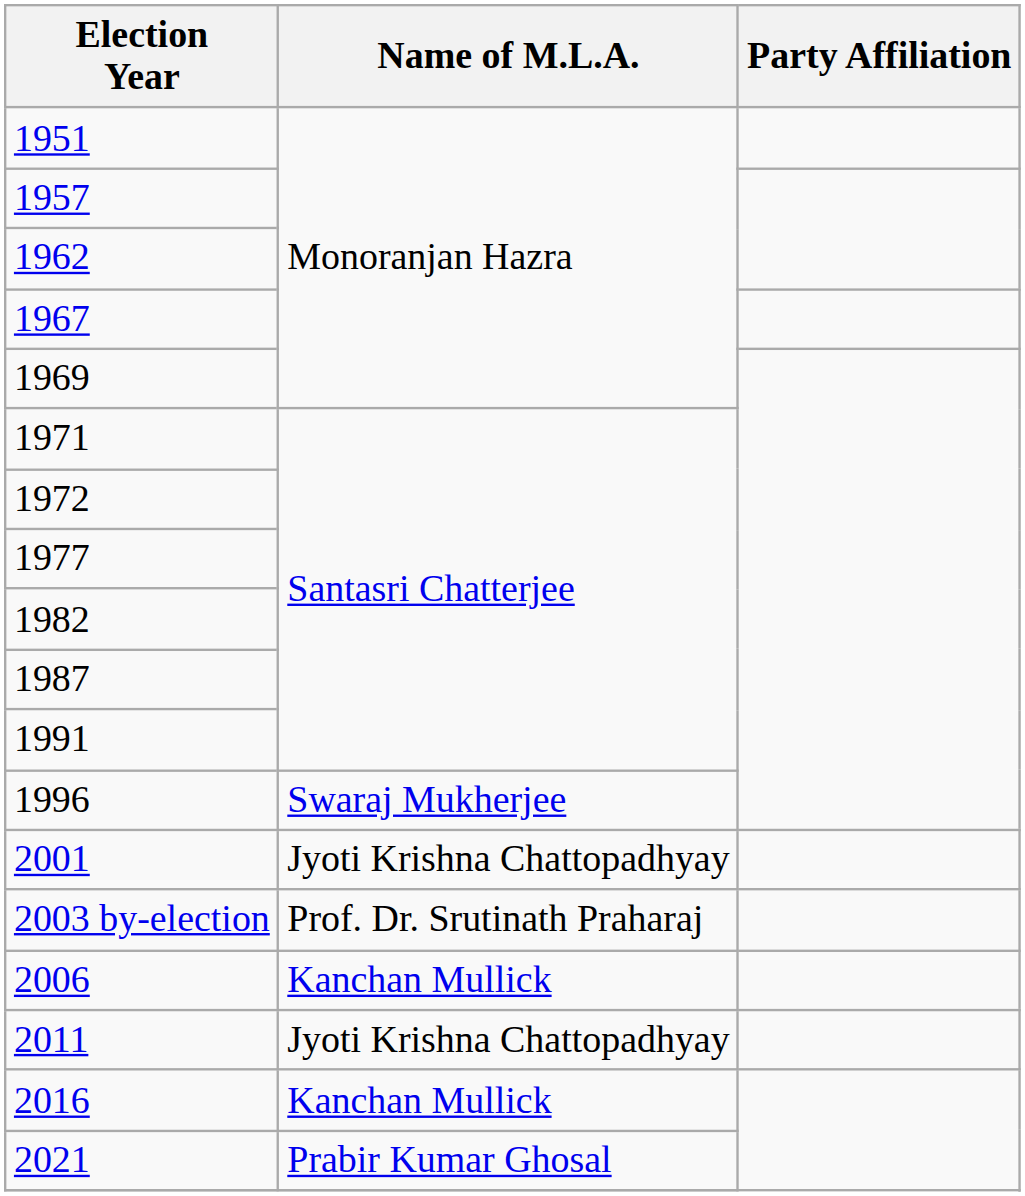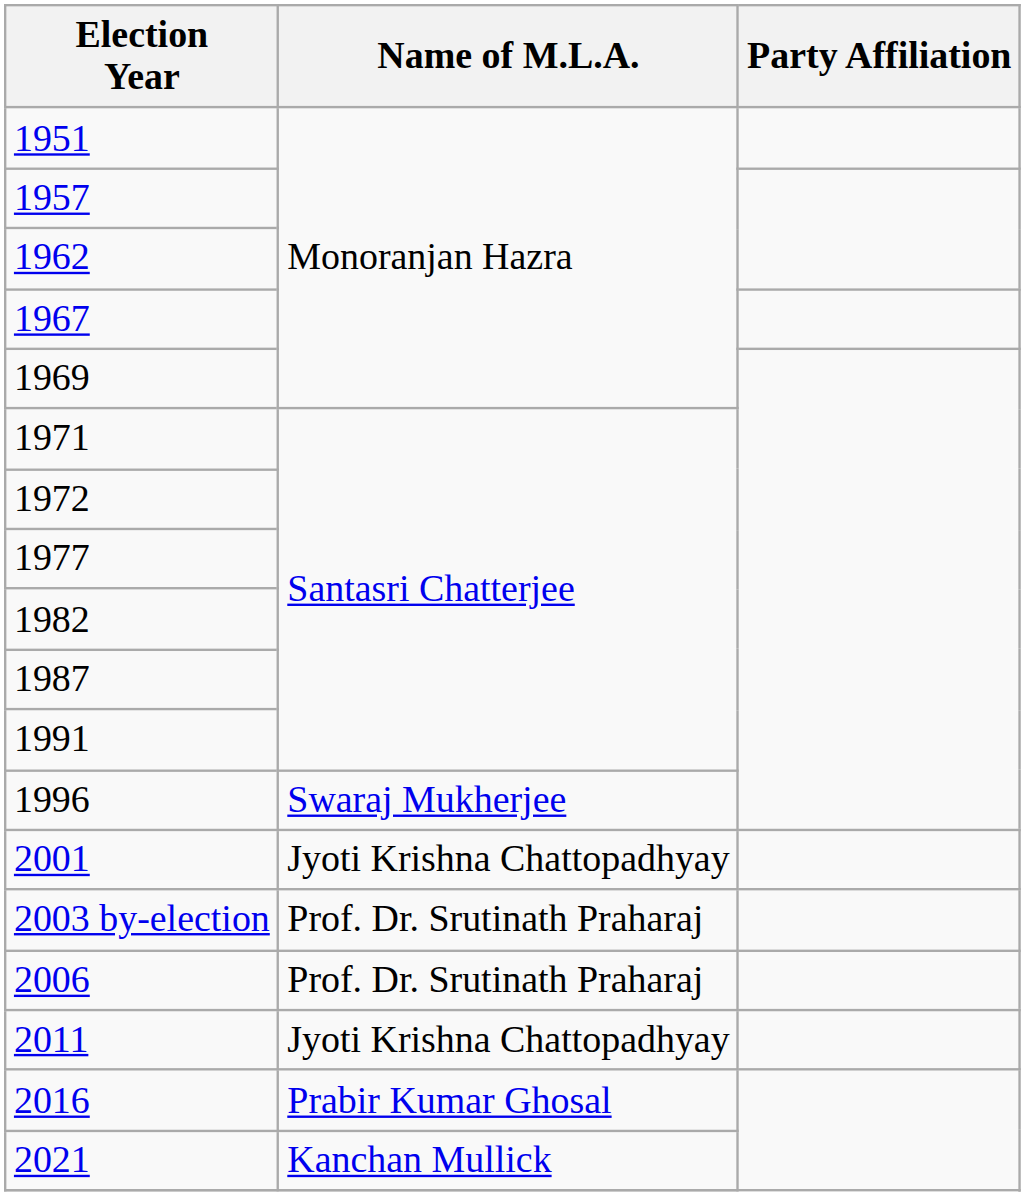(419, 979) Kanchan Mullick -> (495, 979) Prof. Dr. Srutinath Praharaj
(419, 1099) Kanchan Mullick -> (449, 1099) Prabir Kumar Ghosal
(449, 1159) Prabir Kumar Ghosal -> (419, 1159) Kanchan Mullick
